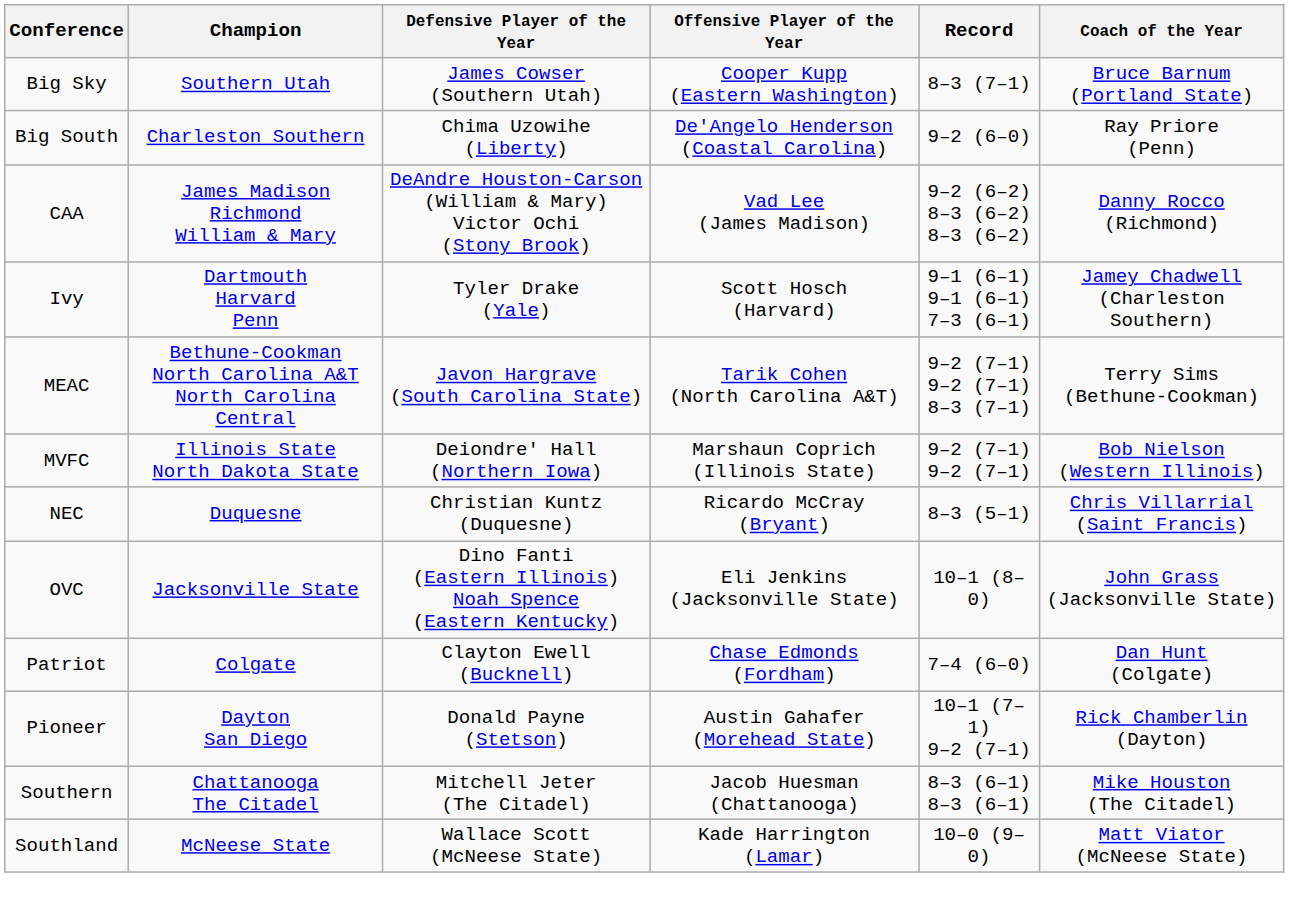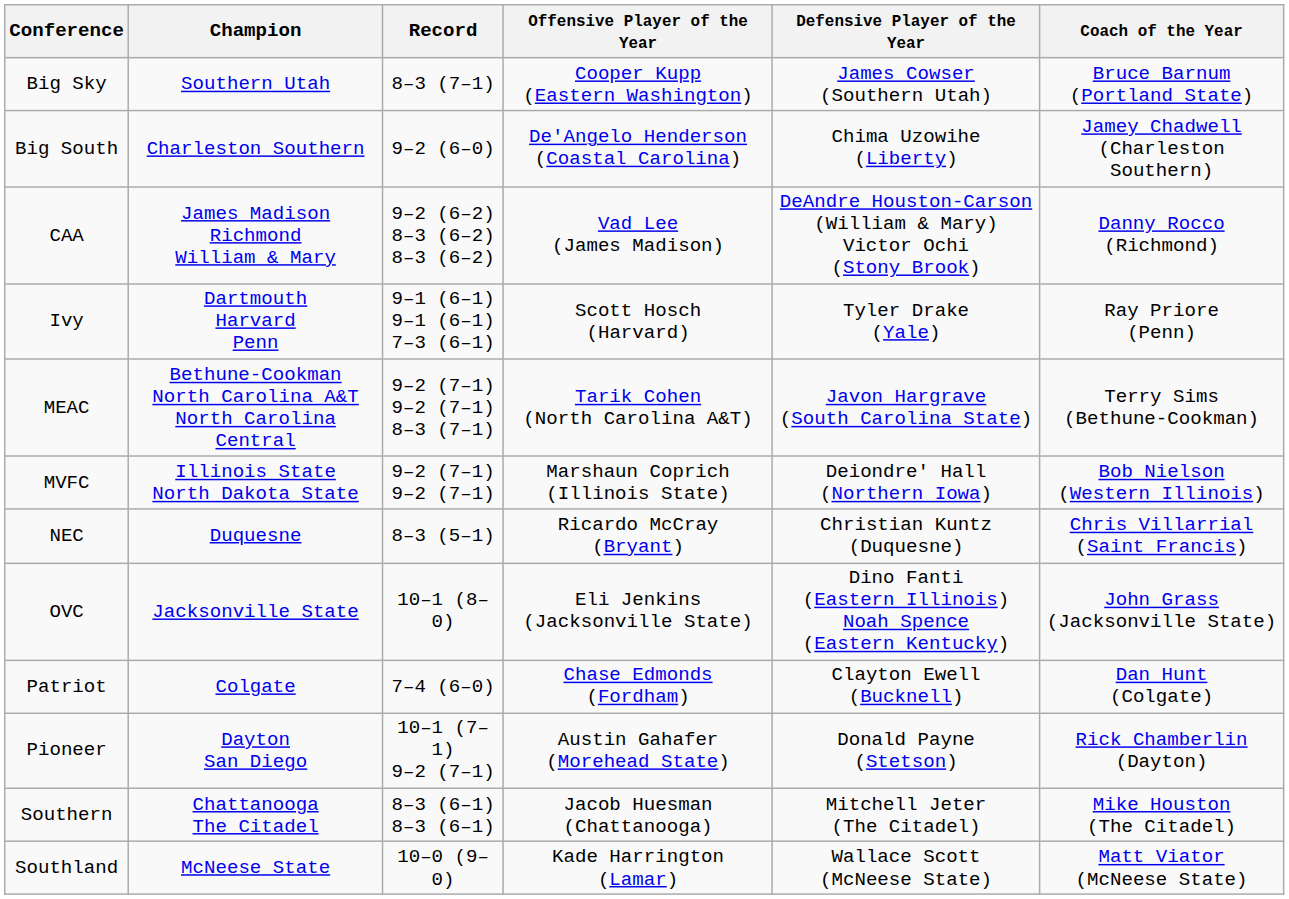columns swapped: (979, 31) <-> (516, 32)
(1162, 138) Ray Priore (Penn) -> (1162, 149) Jamey Chadwell (Charleston Southern)
(1162, 299) Jamey Chadwell (Charleston Southern) -> (1162, 321) Ray Priore (Penn)
